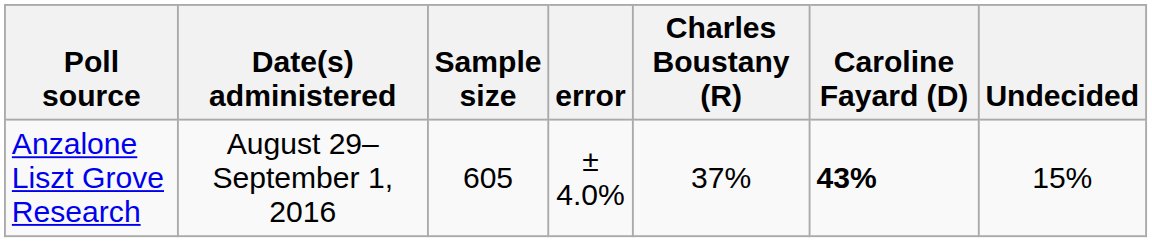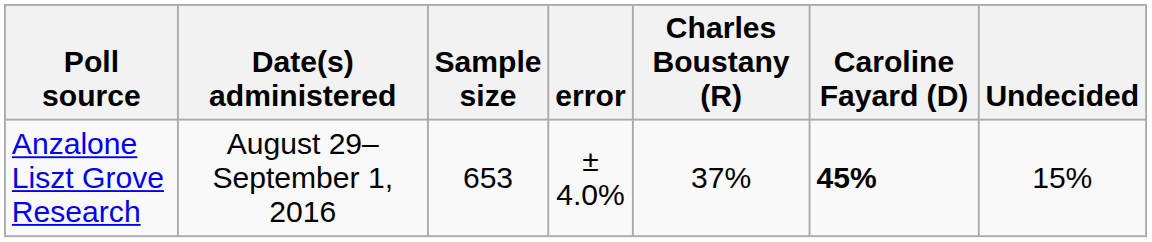(488, 177) 605 -> (488, 177) 653
(847, 177) 43% -> (847, 177) 45%
